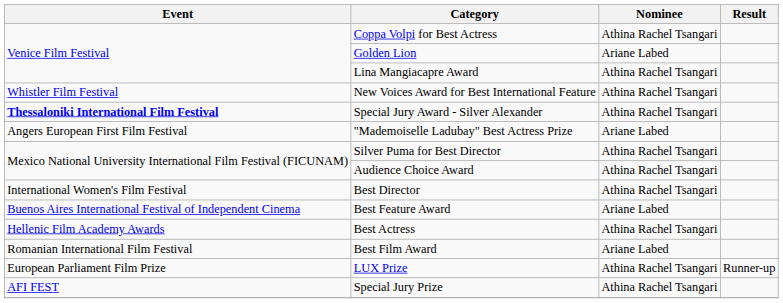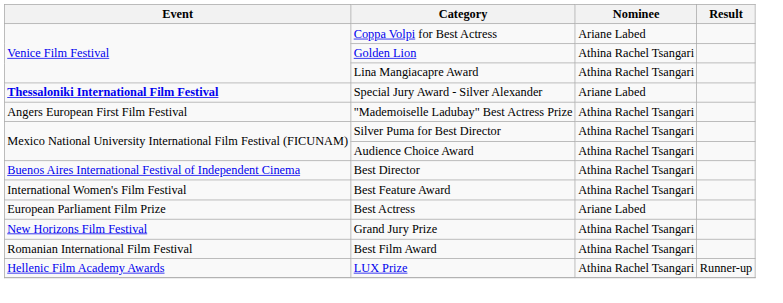(659, 33) Athina Rachel Tsangari -> (612, 33) Ariane Labed
(635, 53) Ariane Labed -> (636, 53) Athina Rachel Tsangari
- row: (475, 92)
(659, 111) Athina Rachel Tsangari -> (612, 92) Ariane Labed
(635, 131) Ariane Labed -> (636, 111) Athina Rachel Tsangari
(97, 190) International Women's Film Festival -> (154, 170) Buenos Aires International Festival of Independent Cinema
(154, 209) Buenos Aires International Festival of Independent Cinema -> (97, 190) International Women's Film Festival
(635, 209) Ariane Labed -> (636, 190) Athina Rachel Tsangari
(86, 229) Hellenic Film Academy Awards -> (86, 209) European Parliament Film Prize
(659, 229) Athina Rachel Tsangari -> (612, 209) Ariane Labed
+ row: (395, 229)
(635, 248) Ariane Labed -> (636, 248) Athina Rachel Tsangari
(86, 268) European Parliament Film Prize -> (86, 268) Hellenic Film Academy Awards
- row: (398, 287)
